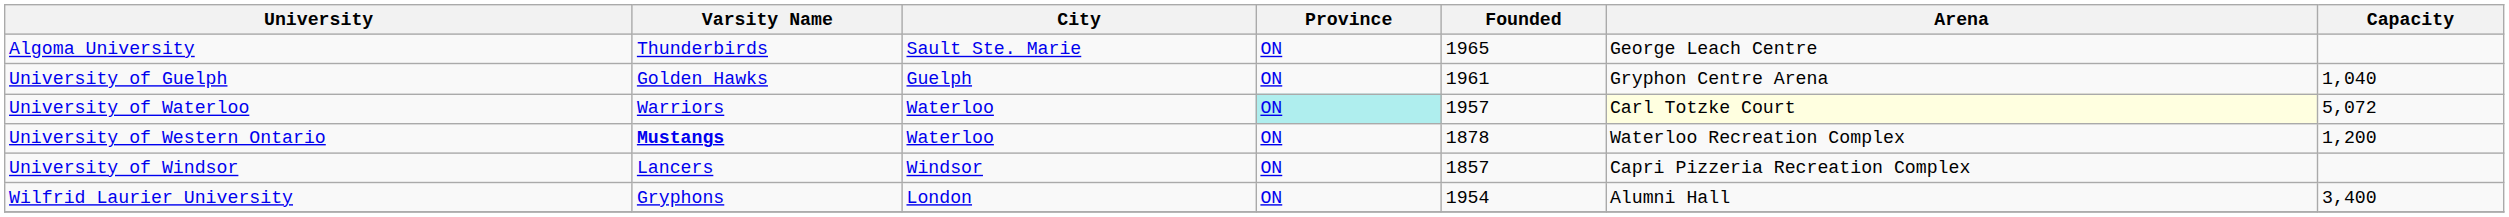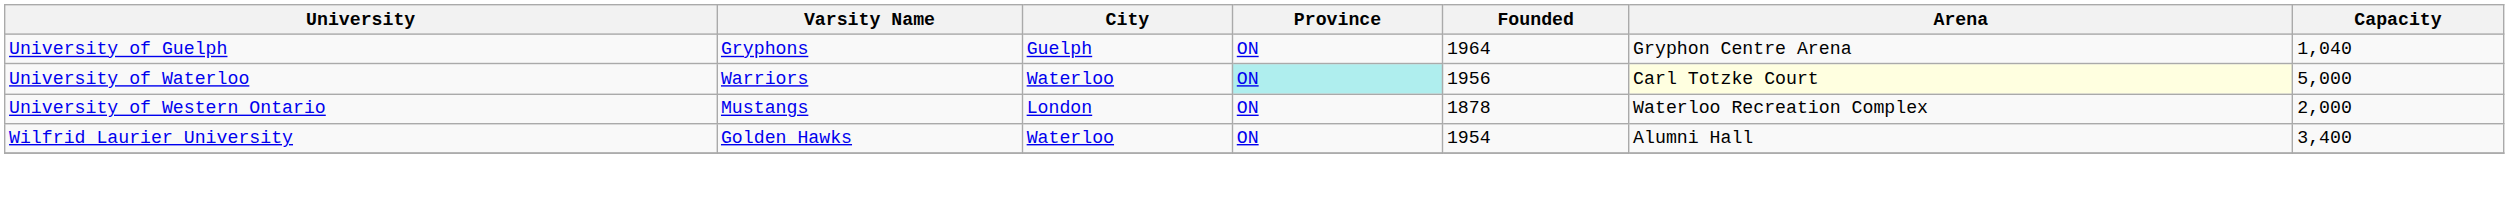- row: (102, 49)
(702, 79) Golden Hawks -> (765, 49) Gryphons
(1468, 79) 1961 -> (1469, 49) 1964
(1468, 109) 1957 -> (1469, 79) 1956
(2349, 109) 5,072 -> (2325, 79) 5,000
(681, 138) bold -> (765, 109) normal
(950, 138) Waterloo -> (1059, 109) London
(2349, 138) 1,200 -> (2325, 109) 2,000
- row: (124, 168)
(681, 198) Gryphons -> (786, 138) Golden Hawks
(939, 198) London -> (1070, 138) Waterloo
